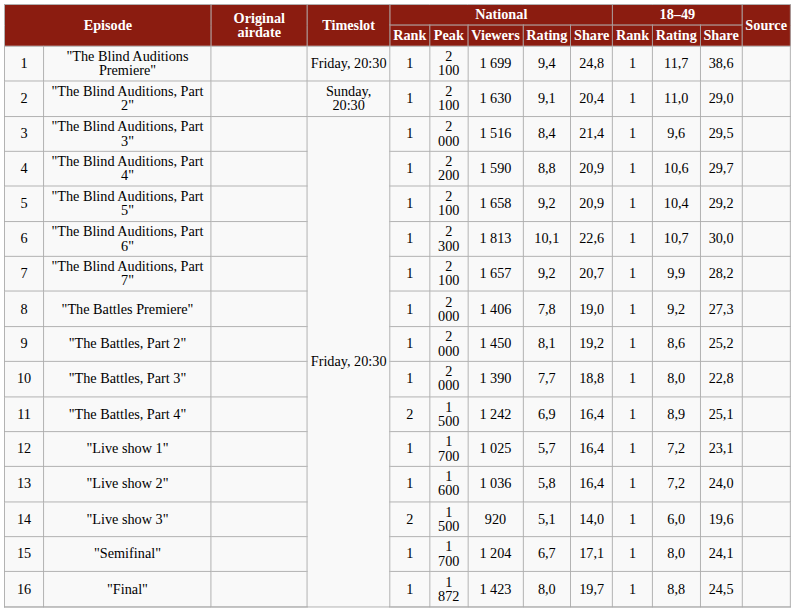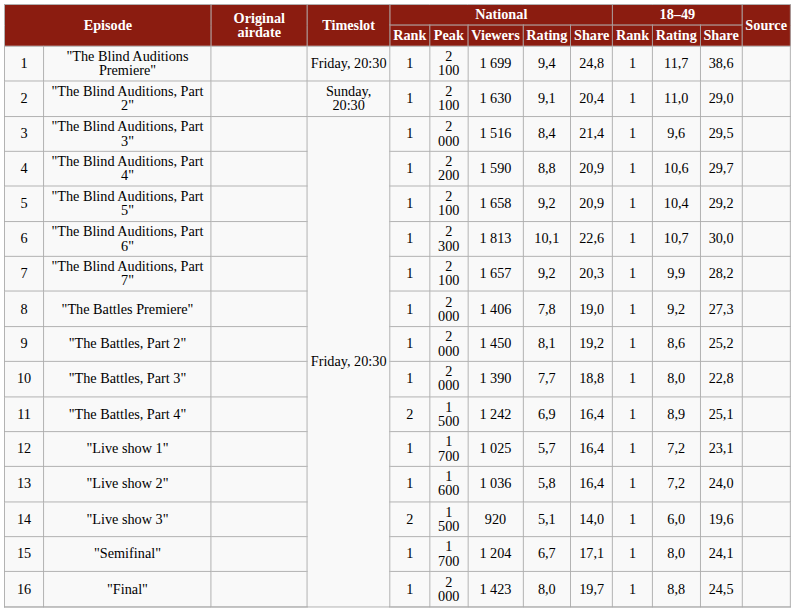(592, 273) 20,7 -> (592, 273) 20,3
(449, 589) 1 872 -> (449, 589) 2 000
